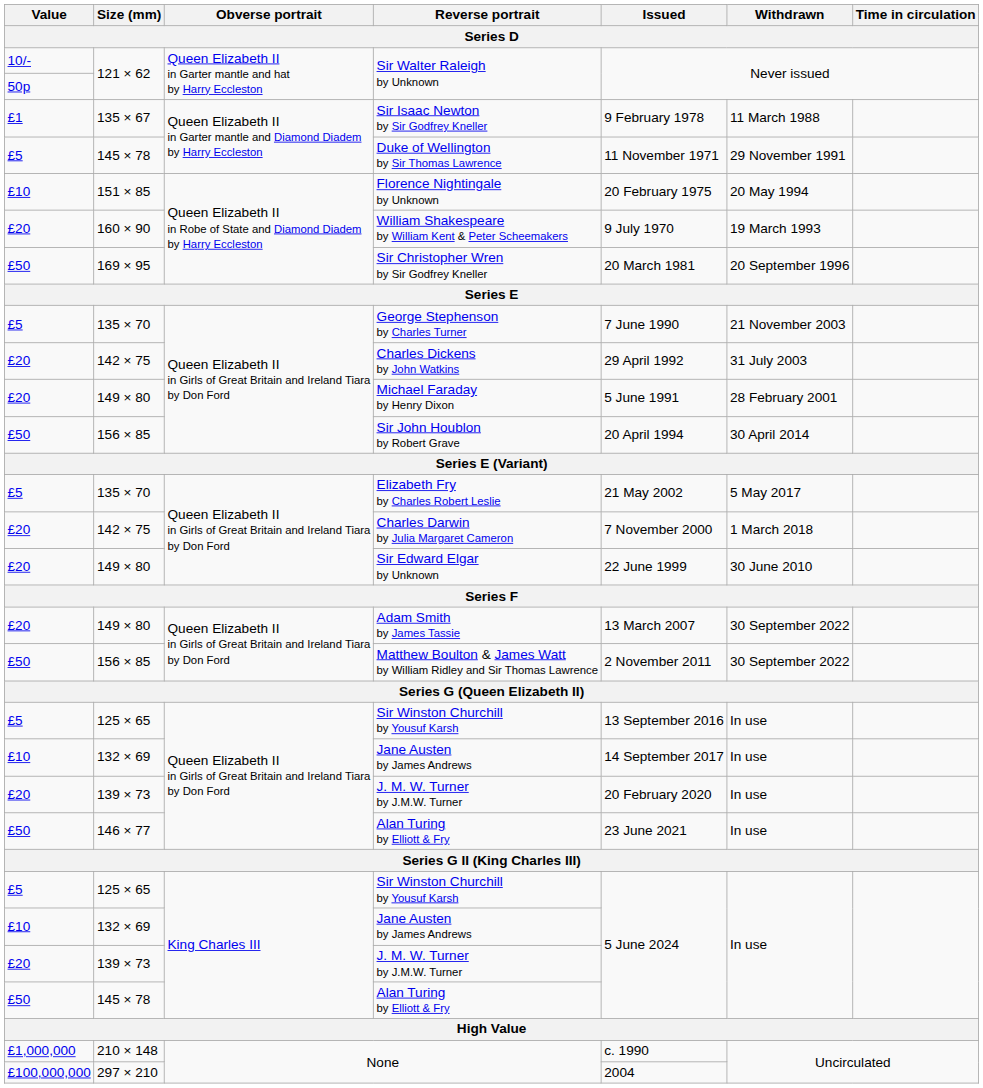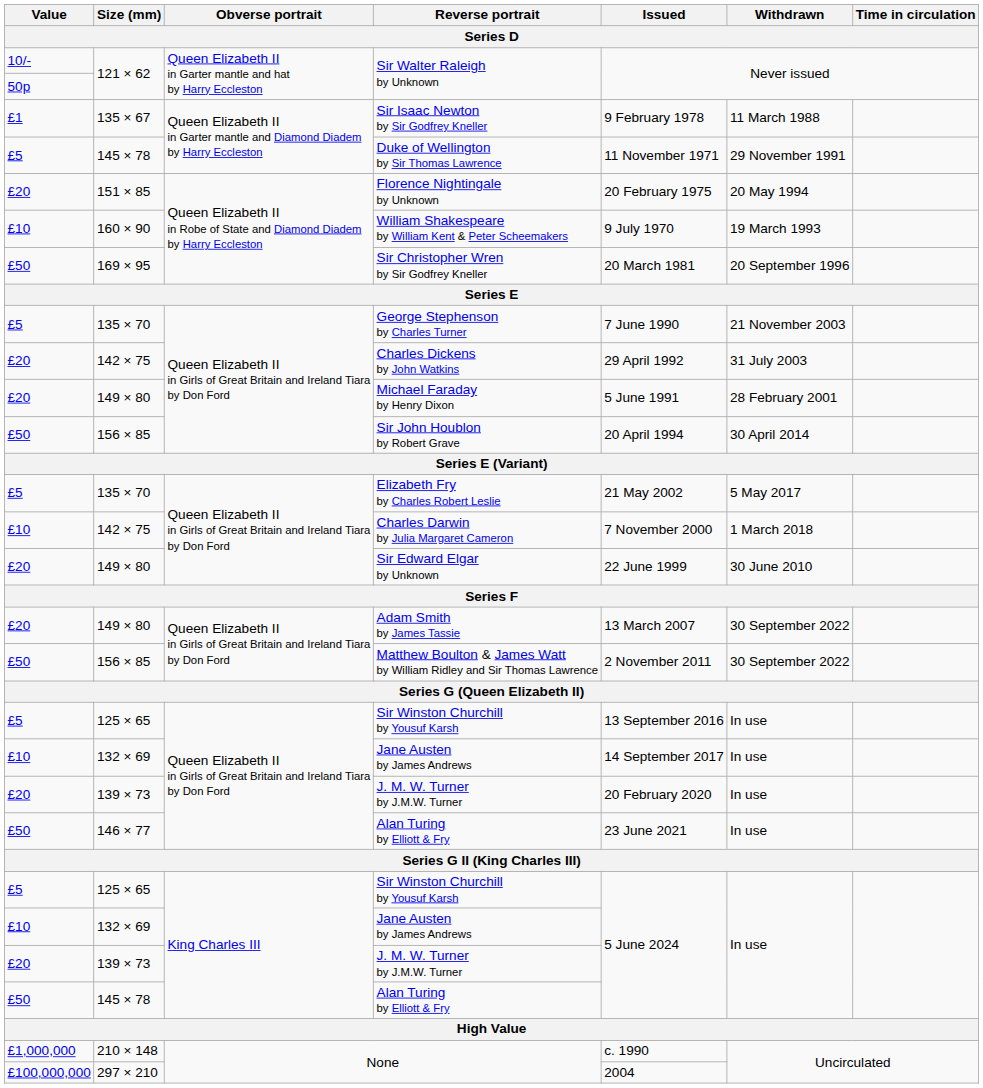(19, 191) £10 -> (19, 191) £20
(19, 228) £20 -> (19, 228) £10
(19, 530) £20 -> (19, 530) £10
